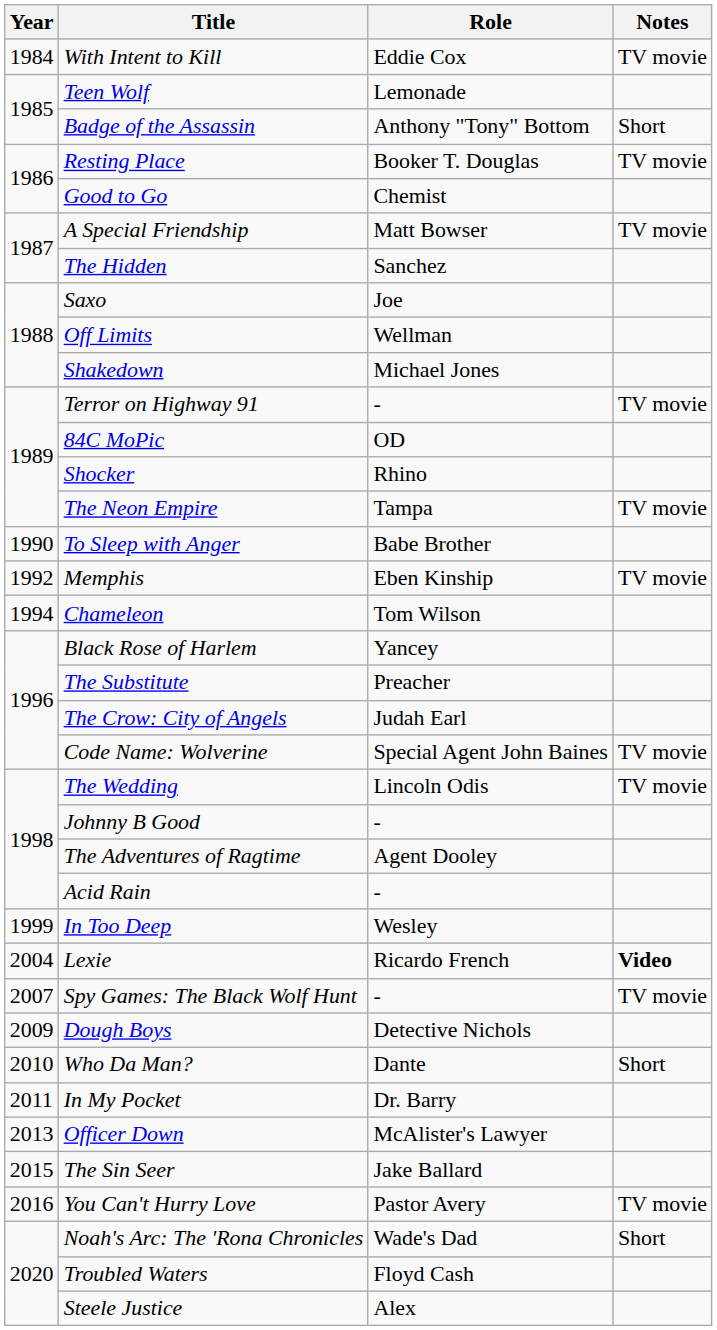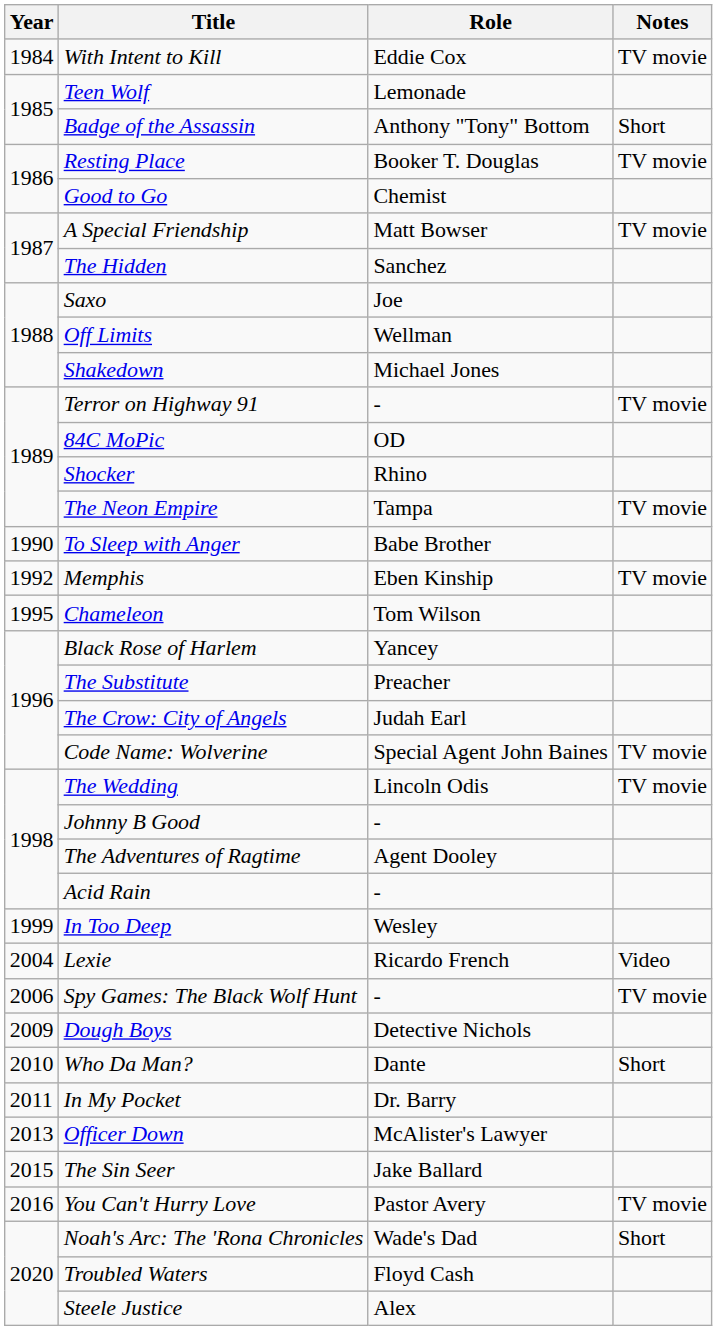(32, 612) 1994 -> (32, 612) 1995
(645, 960) bold -> (644, 960) normal
(32, 995) 2007 -> (32, 995) 2006
